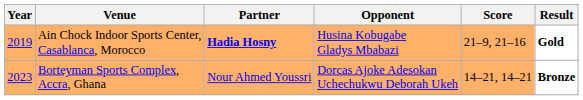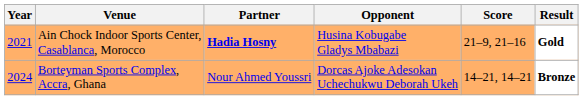(20, 42) 2019 -> (20, 42) 2021
(20, 77) 2023 -> (20, 77) 2024
